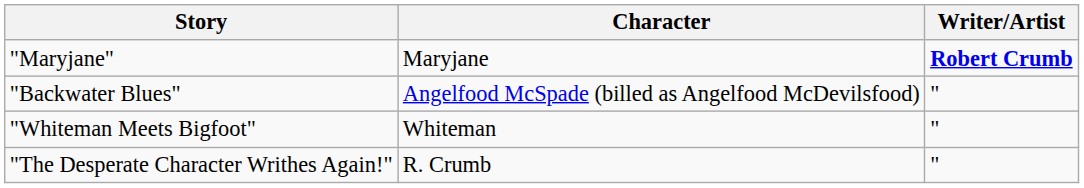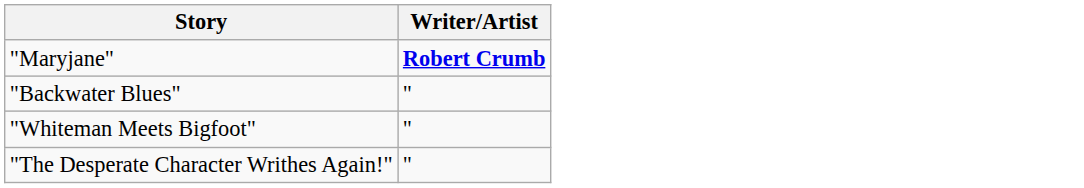- column: (661, 22)
